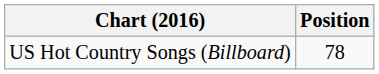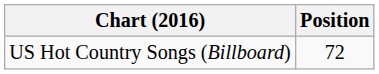(335, 52) 78 -> (335, 52) 72
